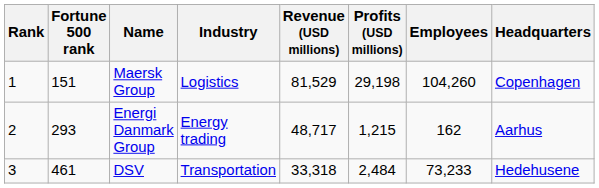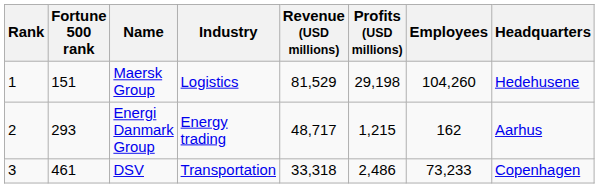(538, 81) Copenhagen -> (537, 81) Hedehusene
(377, 170) 2,484 -> (377, 170) 2,486
(537, 170) Hedehusene -> (538, 170) Copenhagen
